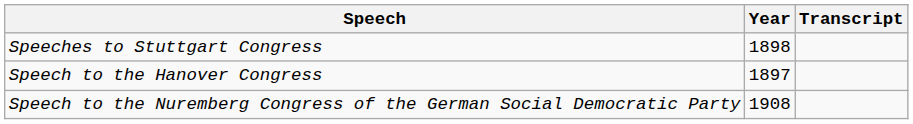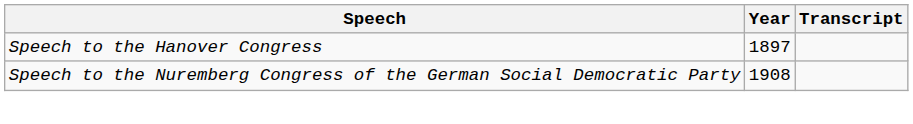- row: (166, 47)
